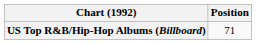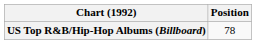(230, 30) 71 -> (230, 30) 78
